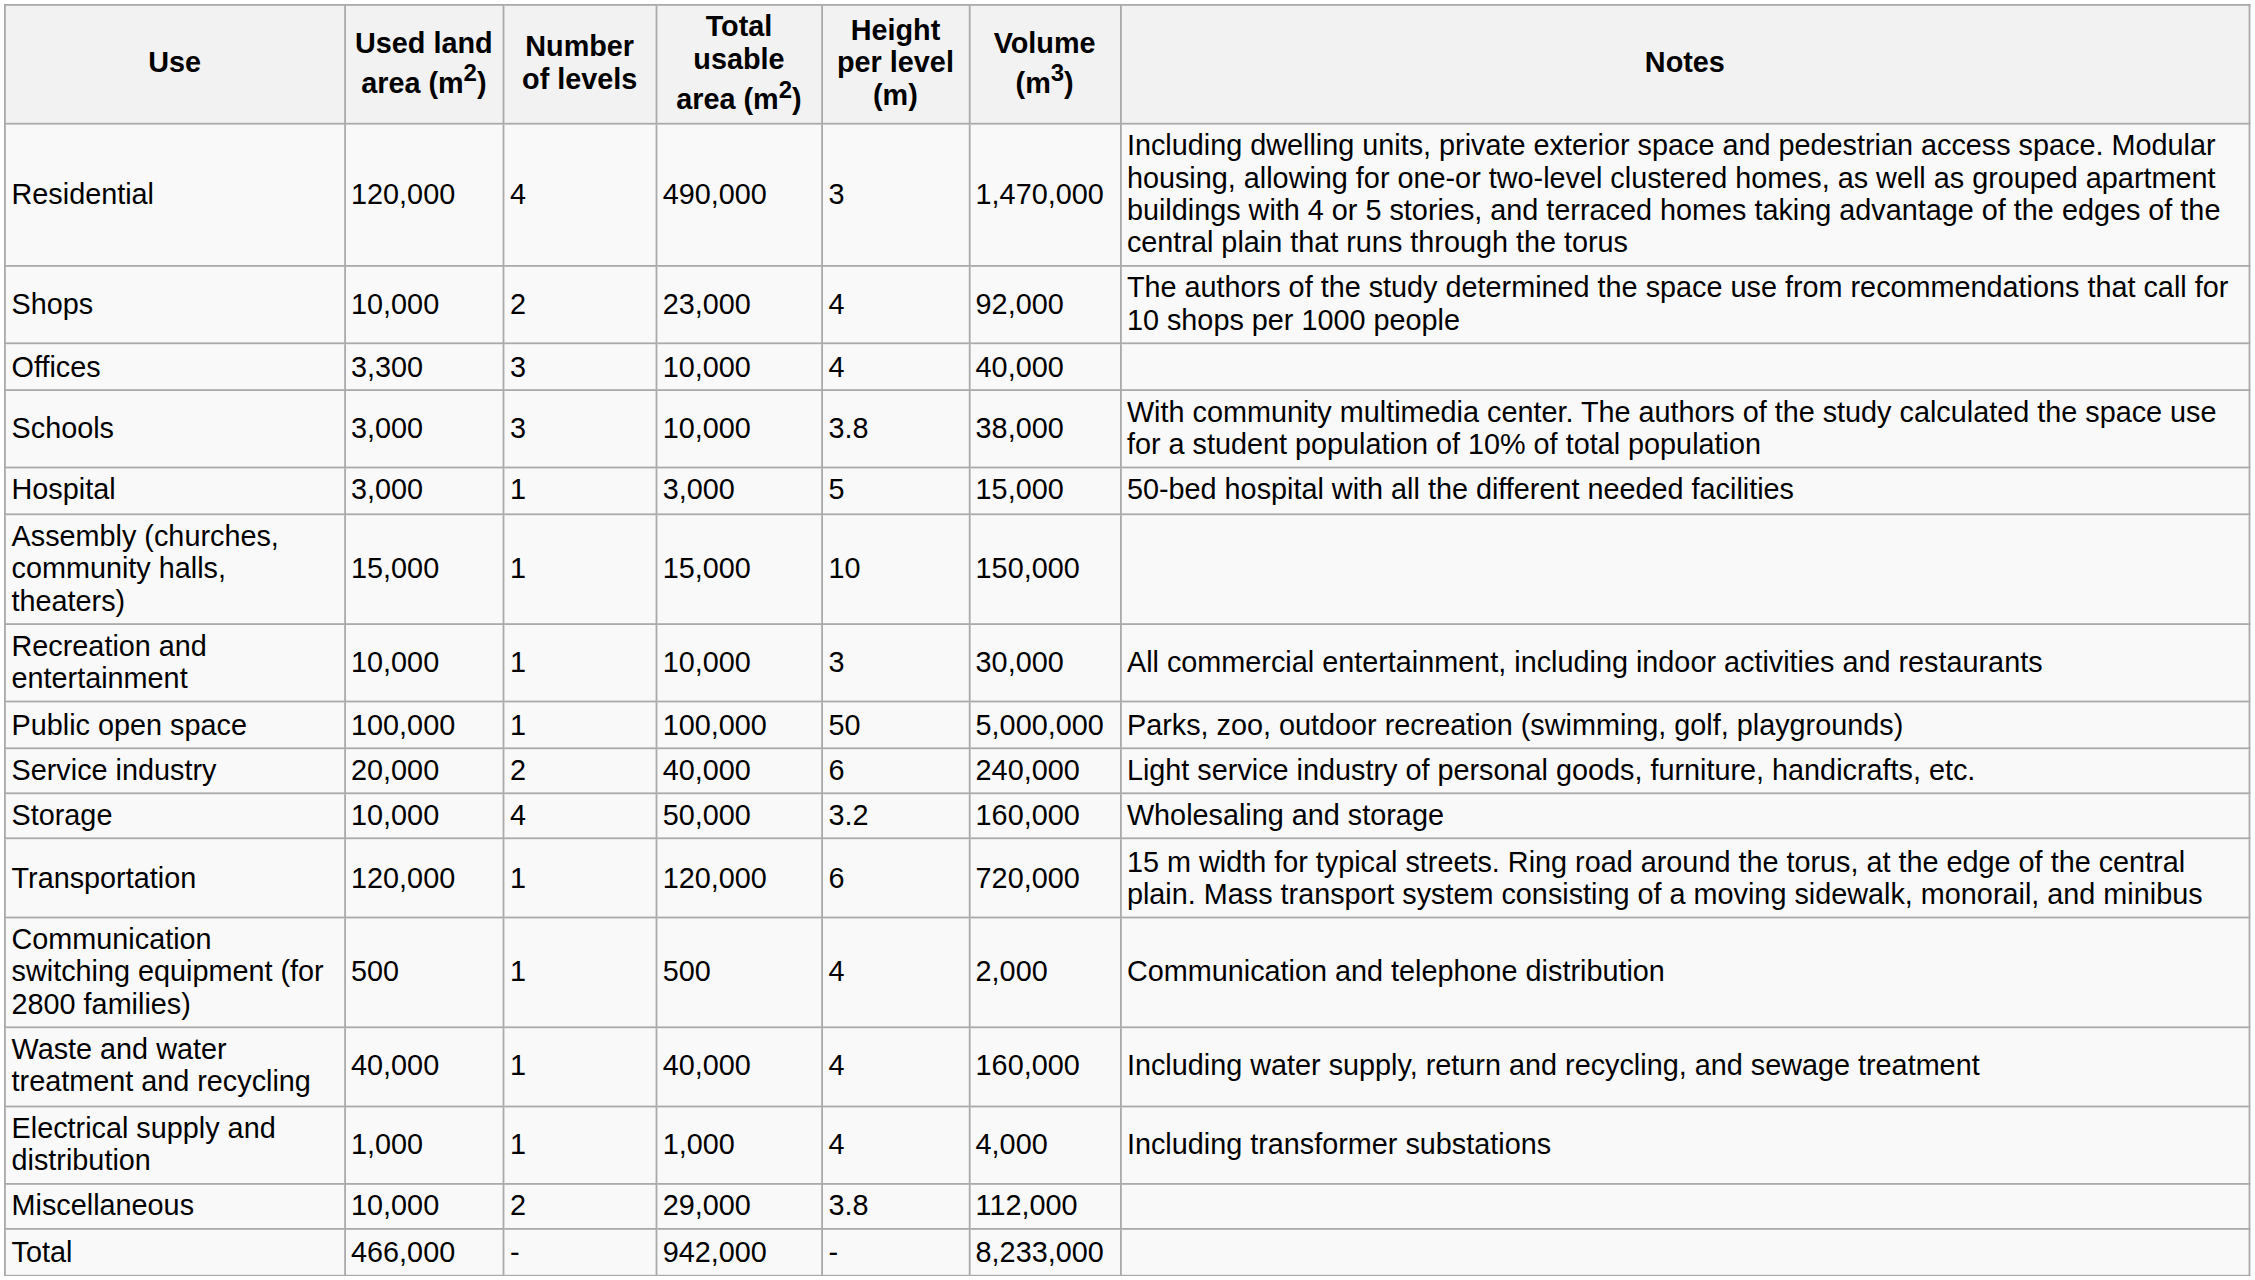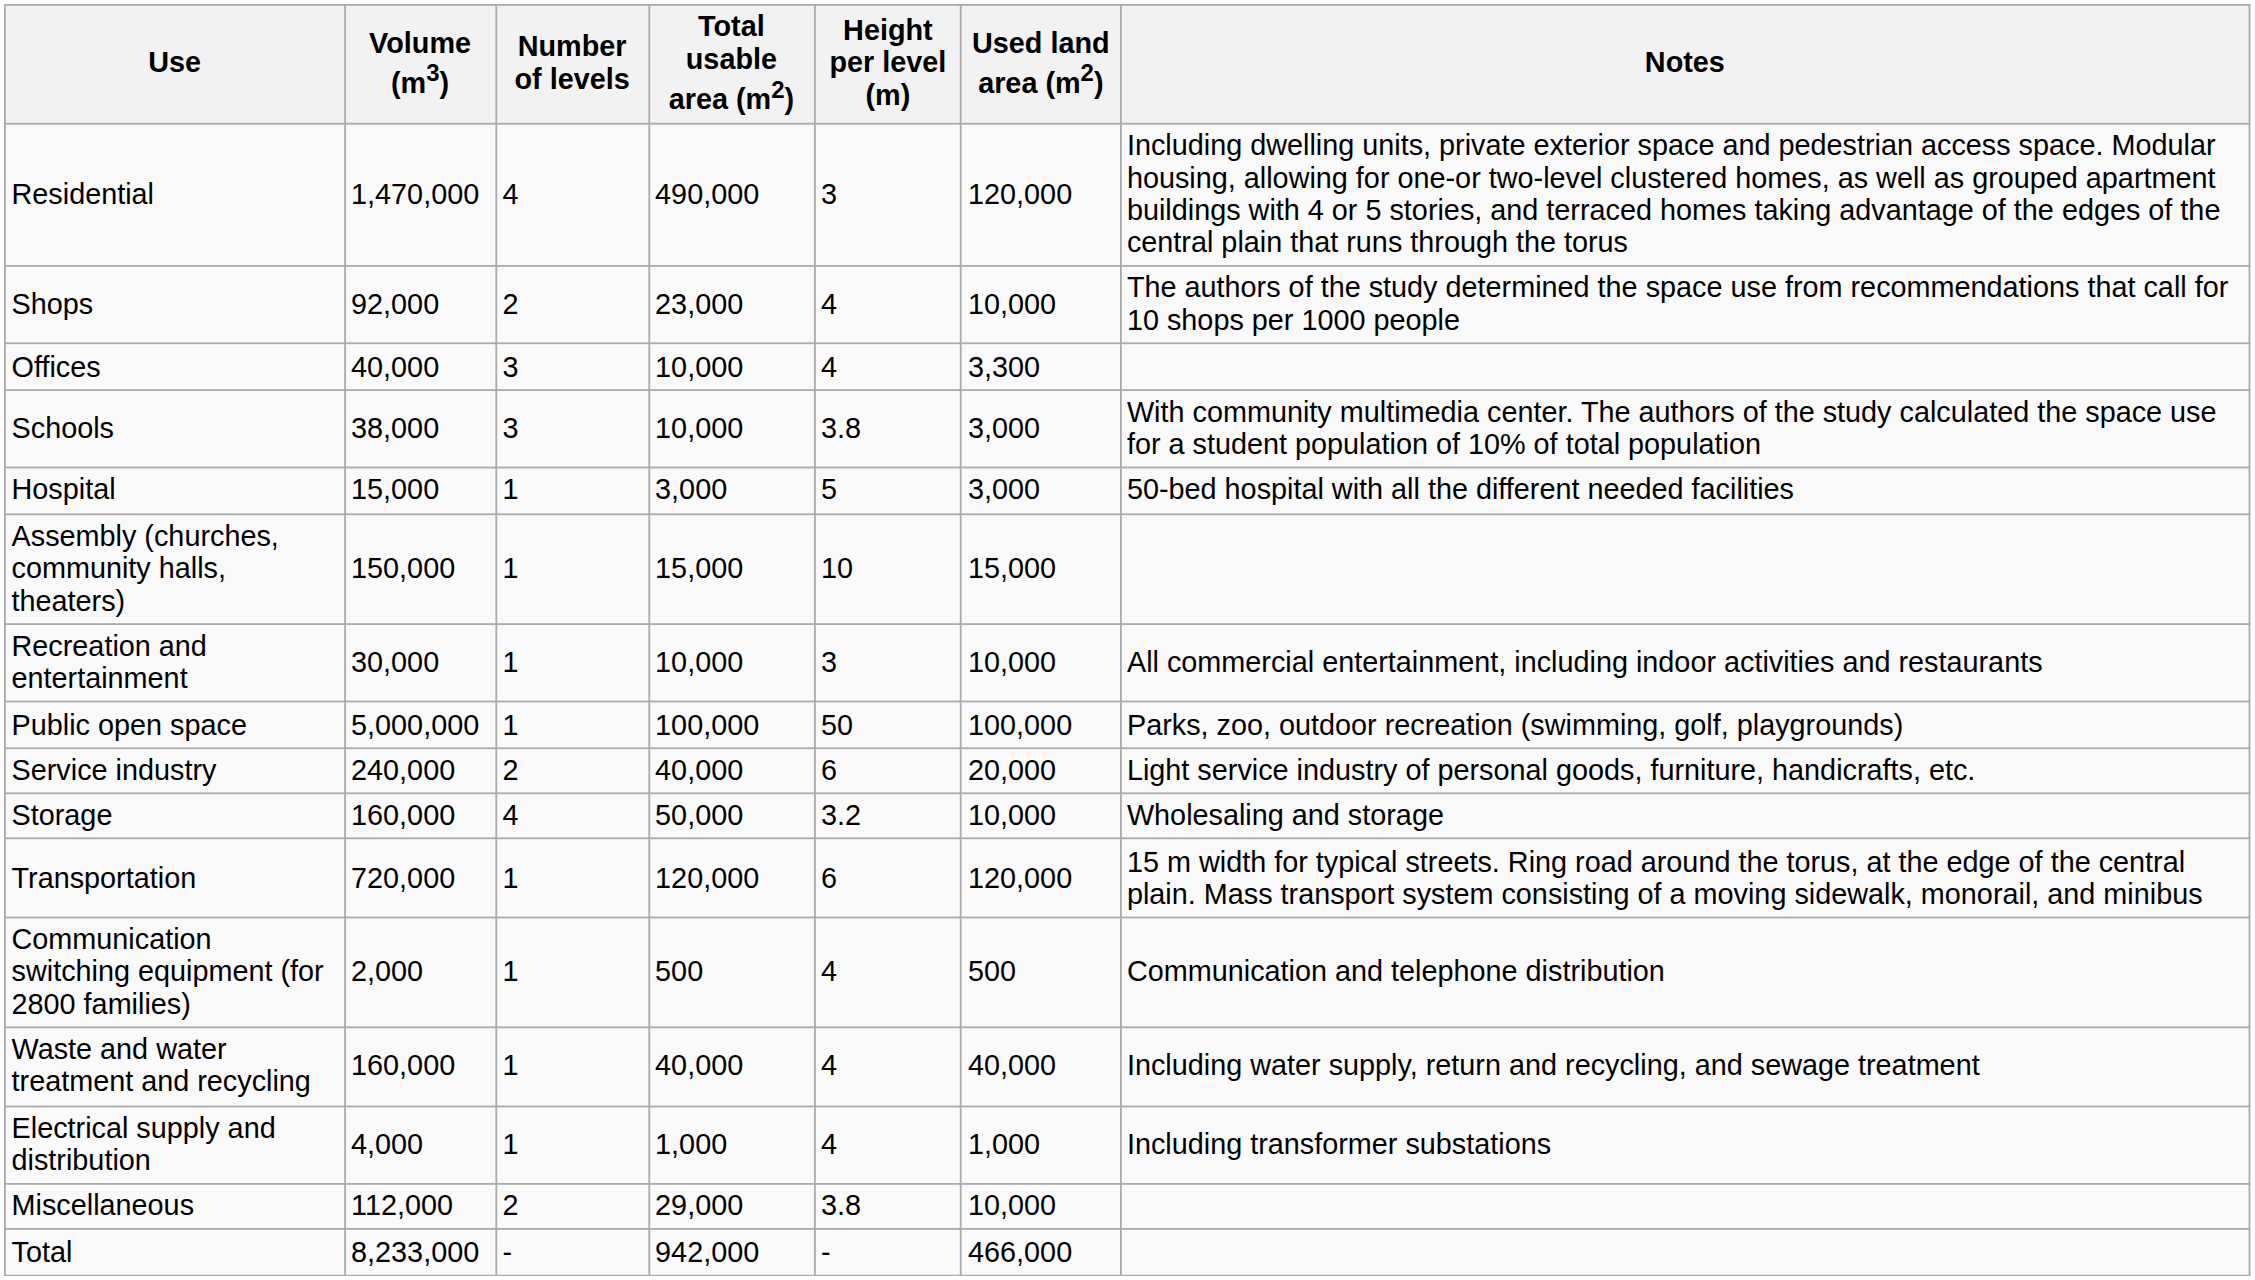columns swapped: (424, 63) <-> (1045, 63)
